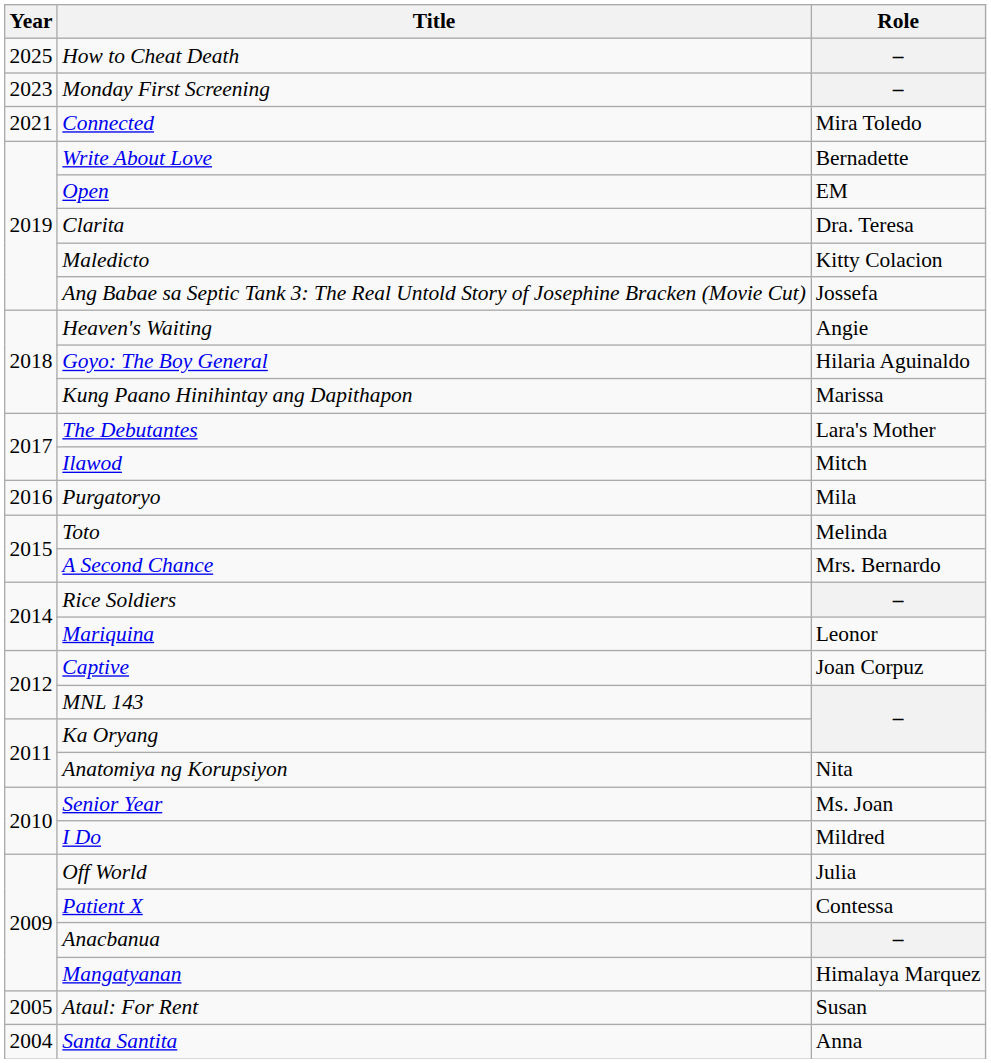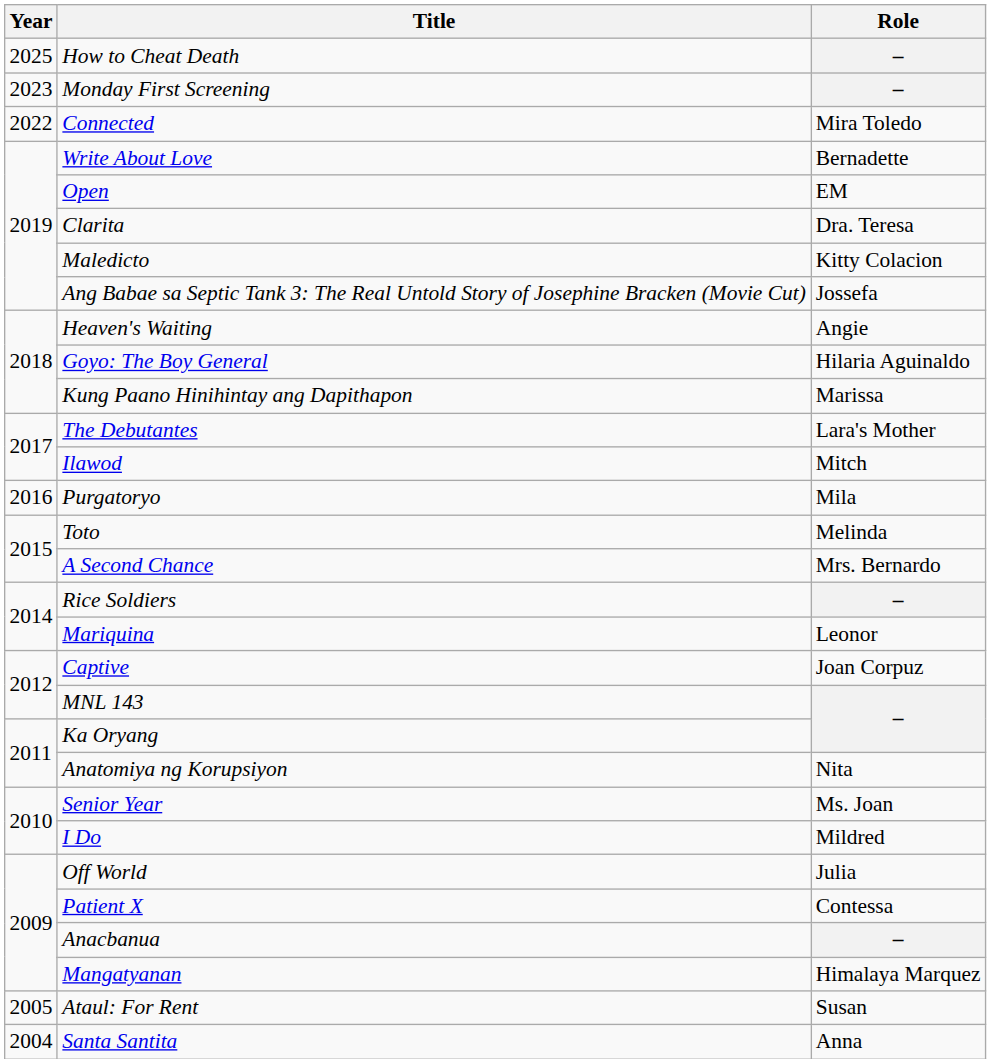(31, 123) 2021 -> (31, 123) 2022
